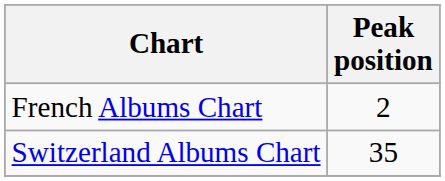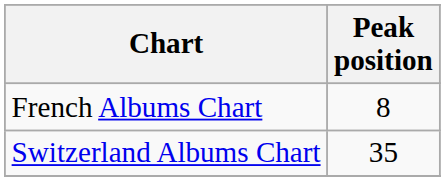(383, 106) 2 -> (383, 106) 8
